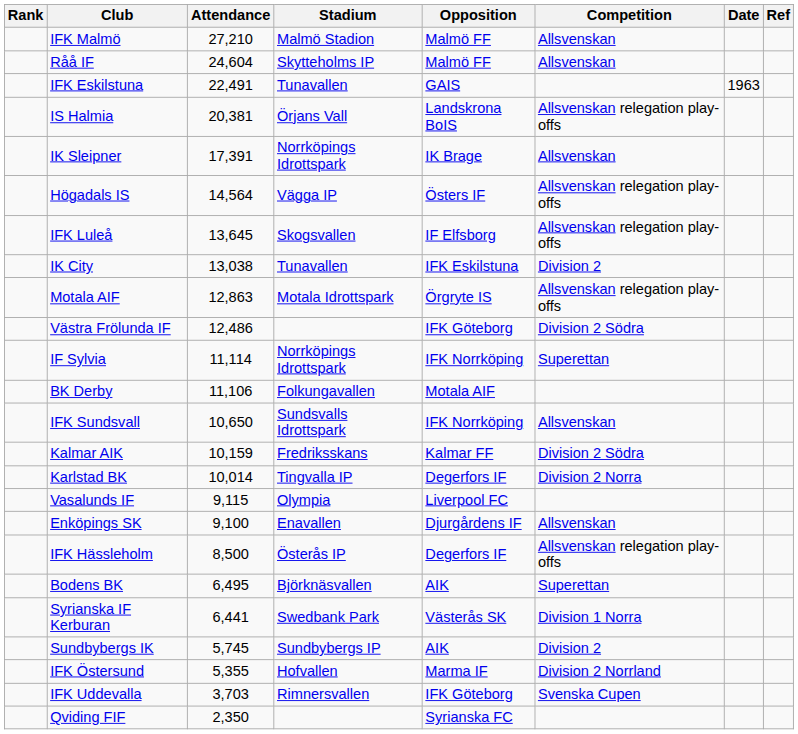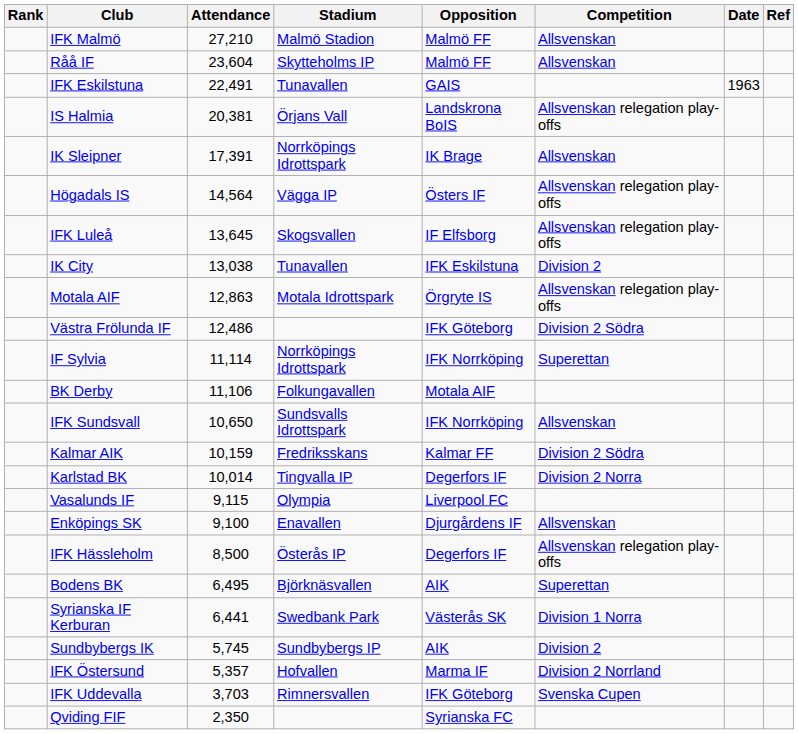(231, 62) 24,604 -> (231, 62) 23,604
(231, 671) 5,355 -> (231, 671) 5,357
